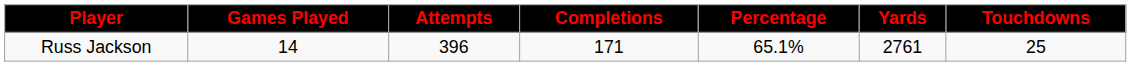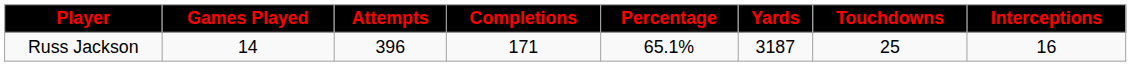+ column: (1046, 18)
(902, 46) 2761 -> (775, 46) 3187
